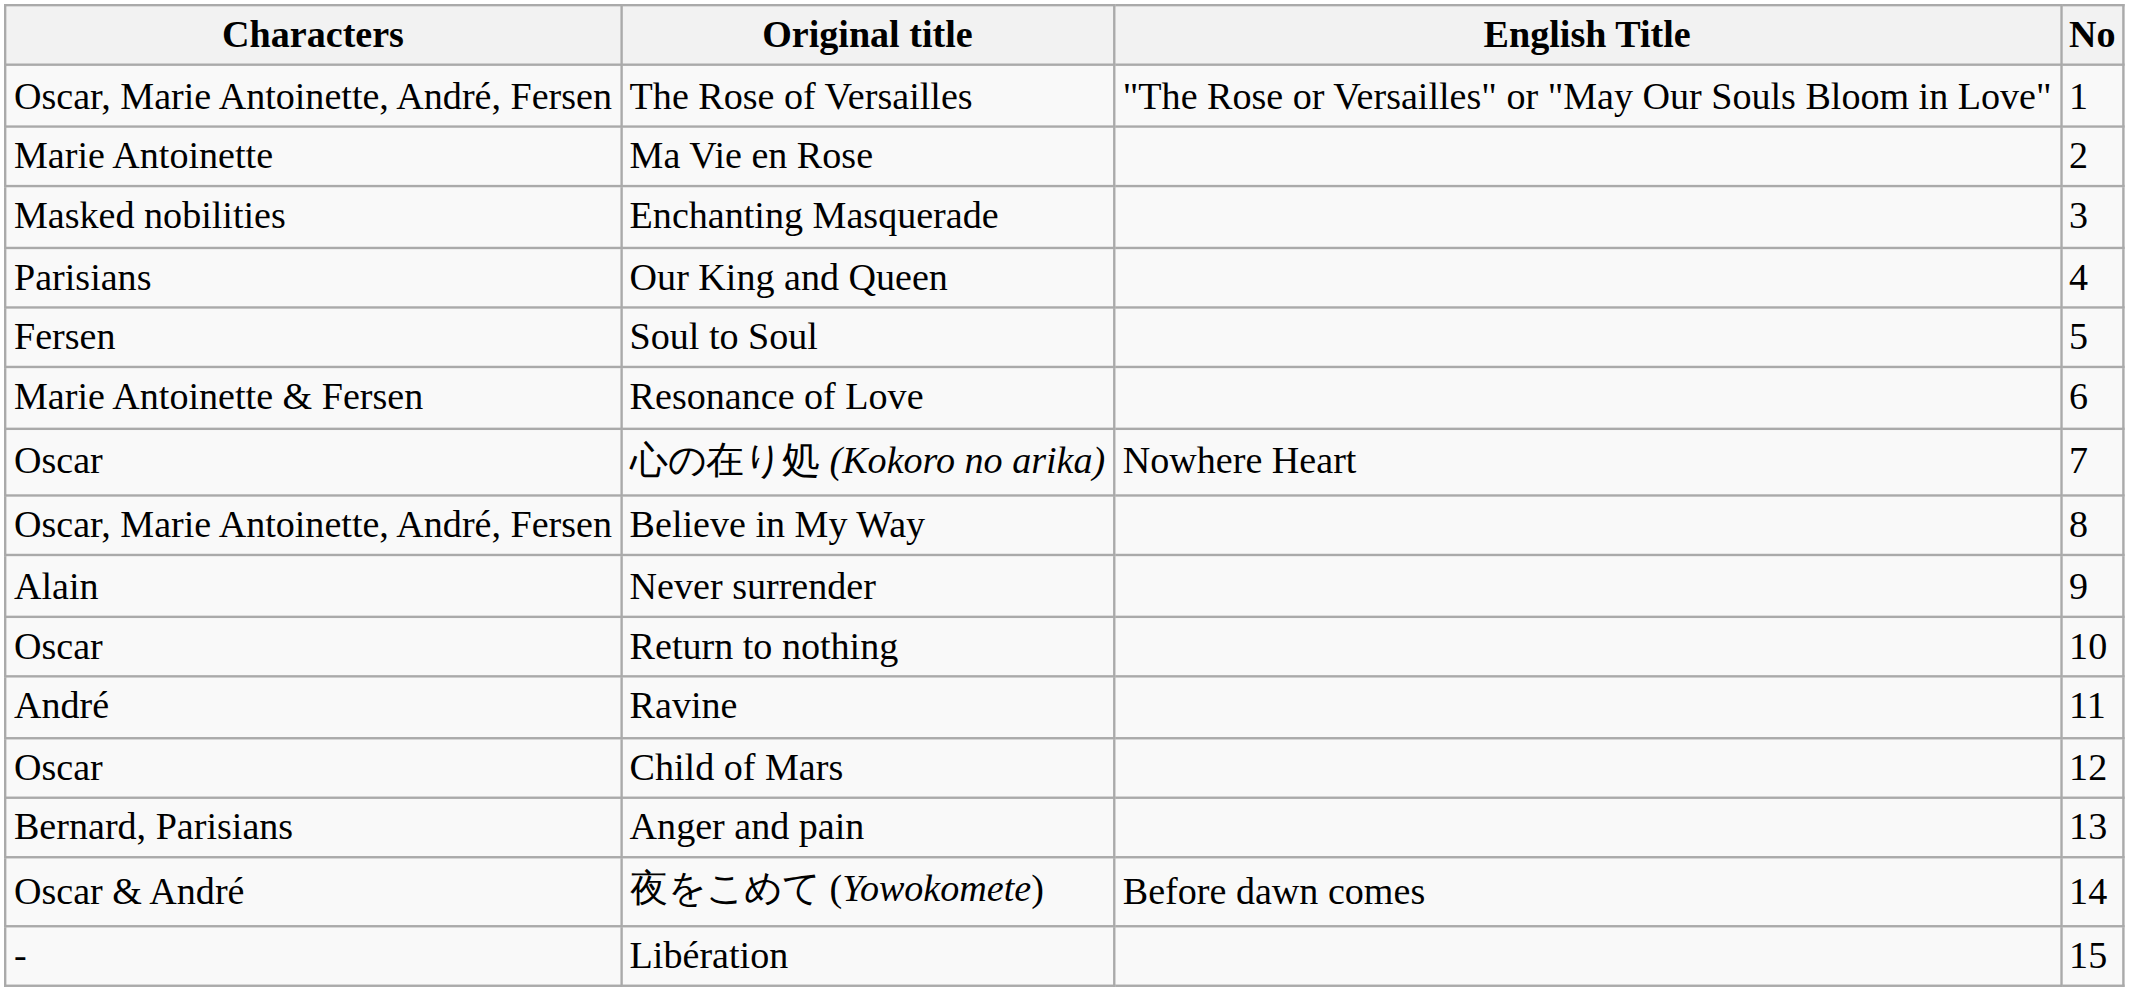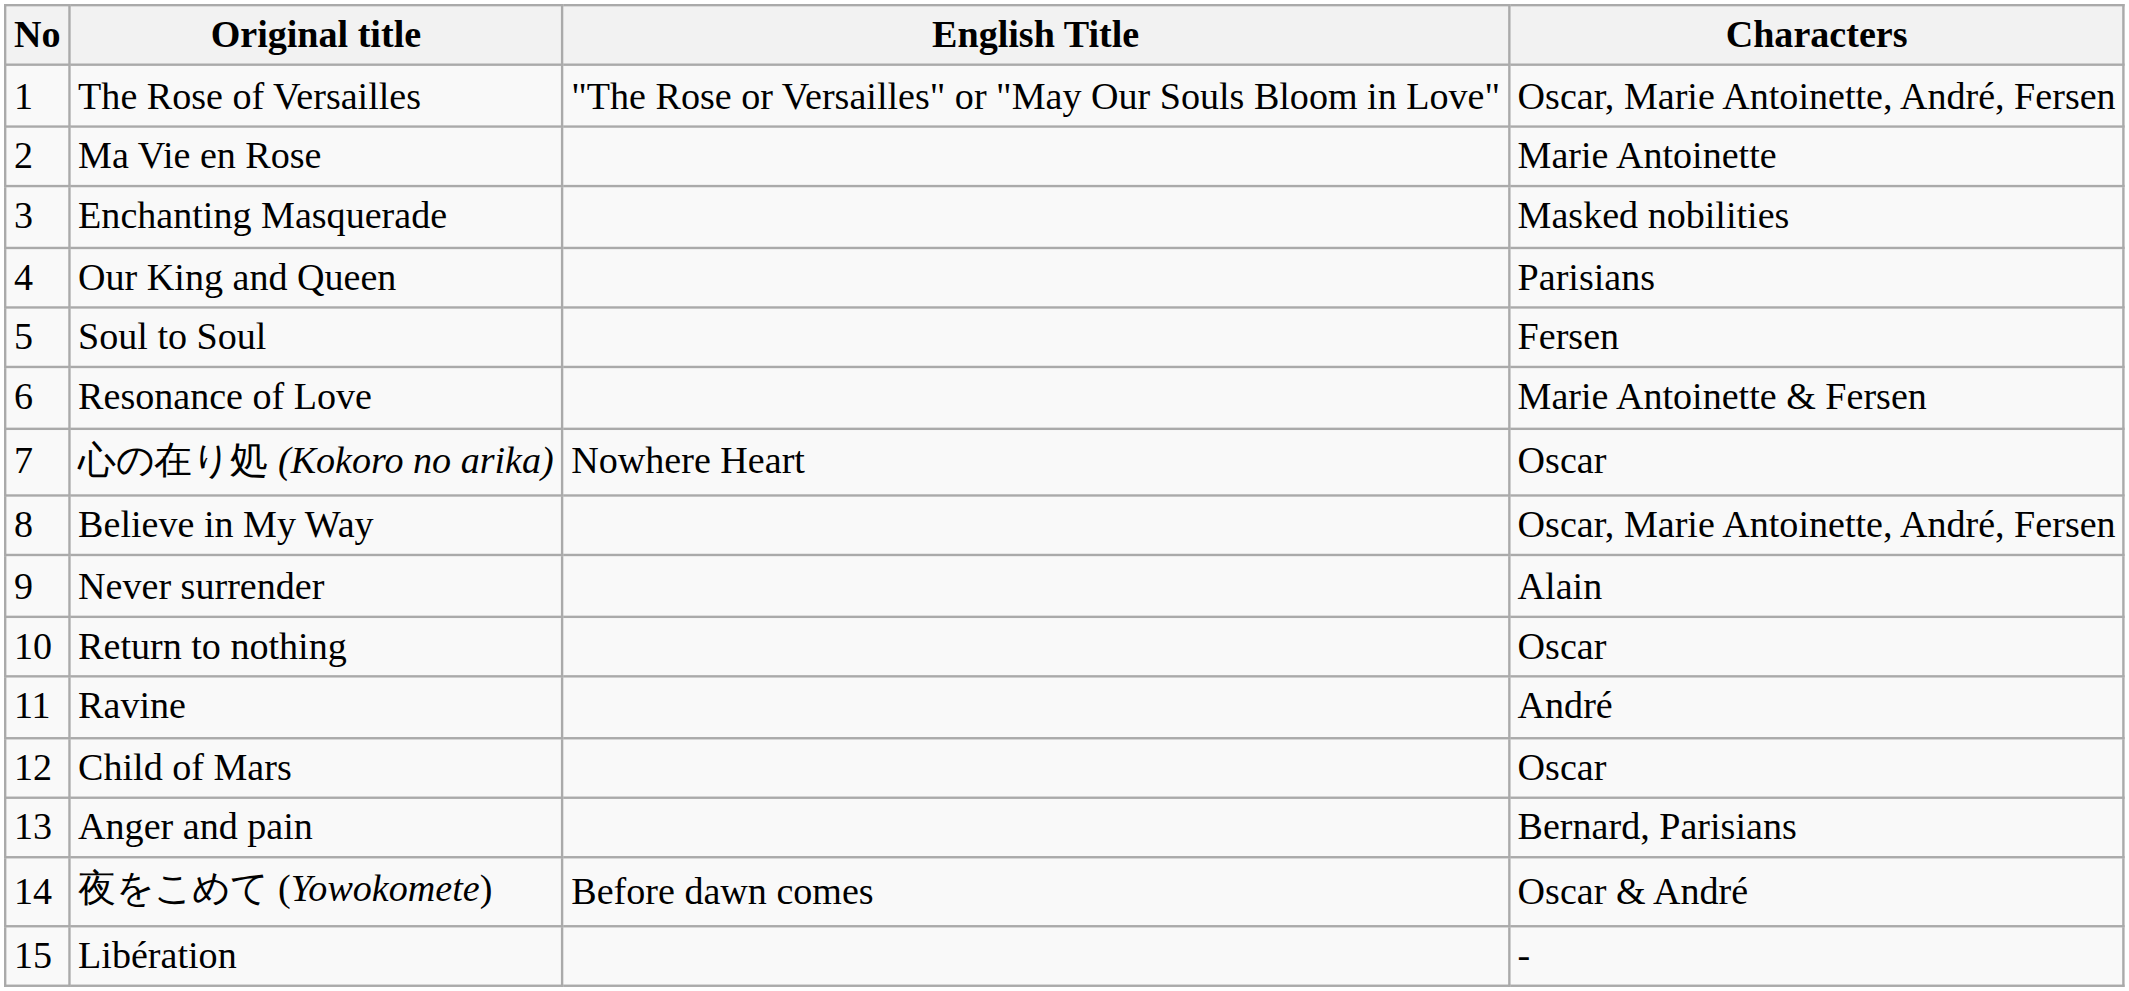columns swapped: (2092, 34) <-> (313, 34)
